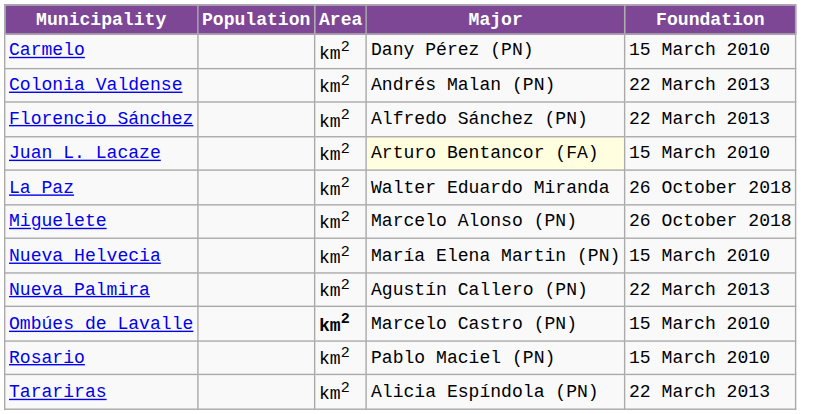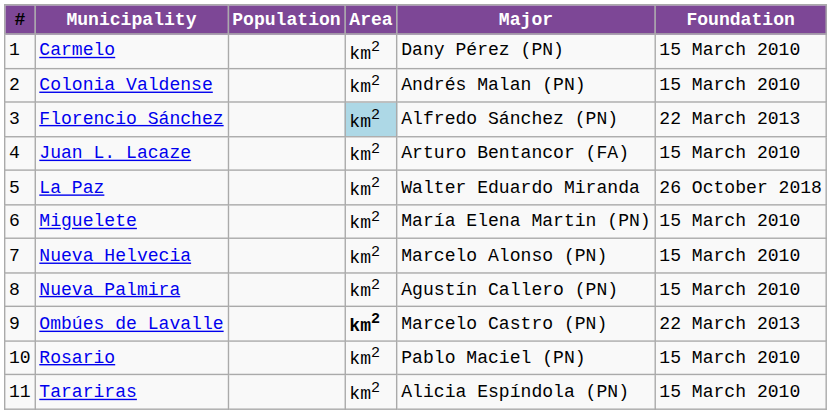+ column: (20, 19)
(699, 85) 22 March 2013 -> (730, 85) 15 March 2010
(334, 119) no background -> (365, 119) lightblue background
(485, 153) lightyellow background -> (515, 153) no background
(474, 222) Marcelo Alonso (PN) -> (526, 222) María Elena Martin (PN)
(710, 222) 26 October 2018 -> (730, 222) 15 March 2010
(496, 256) María Elena Martin (PN) -> (504, 256) Marcelo Alonso (PN)
(699, 290) 22 March 2013 -> (730, 290) 15 March 2010
(699, 324) 15 March 2010 -> (730, 324) 22 March 2013
(699, 392) 22 March 2013 -> (730, 392) 15 March 2010
